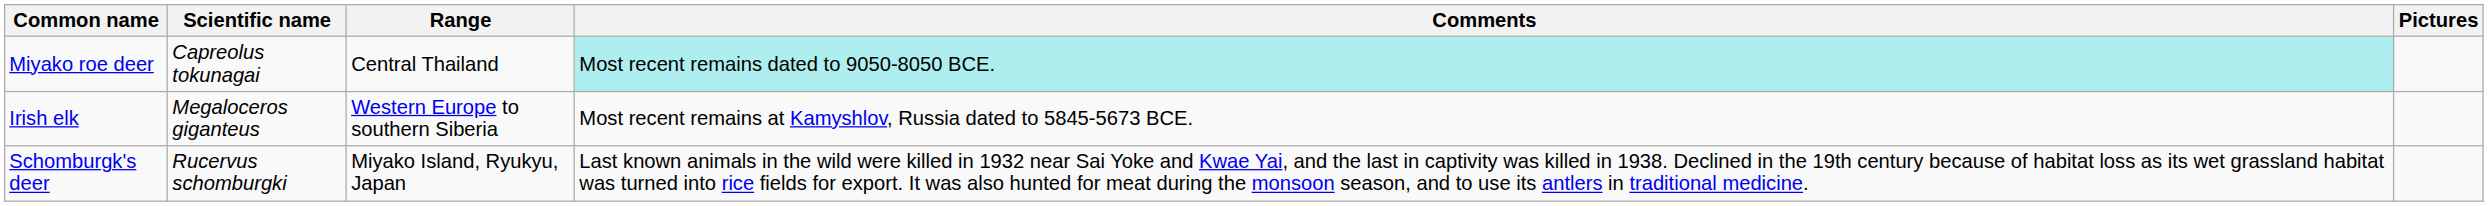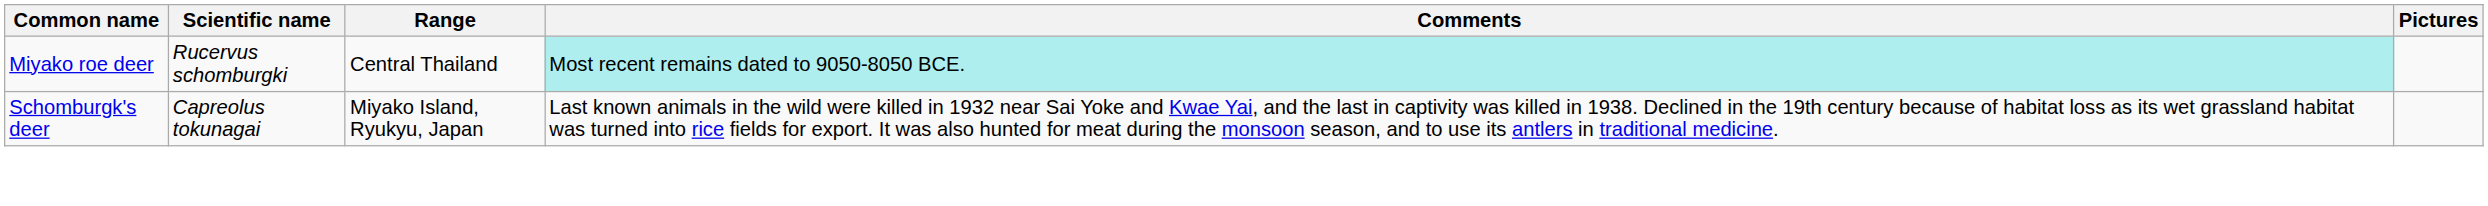(218, 63) Capreolus tokunagai -> (230, 63) Rucervus schomburgki
- row: (44, 118)
(230, 173) Rucervus schomburgki -> (219, 118) Capreolus tokunagai
